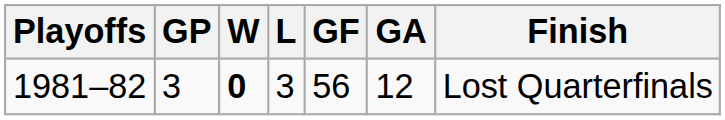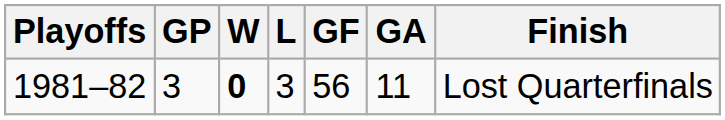(395, 85) 12 -> (393, 85) 11
